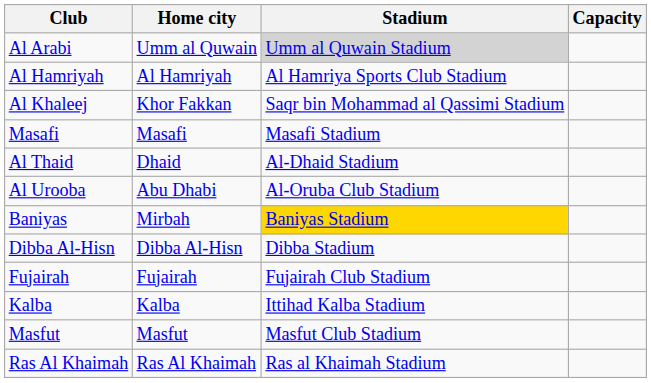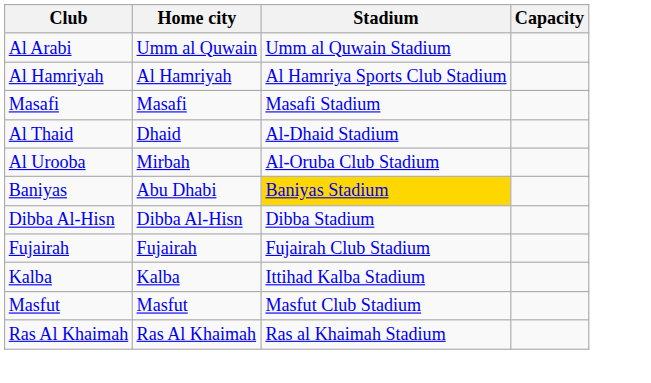(358, 47) lightgrey background -> (358, 47) no background
- row: (48, 104)
(177, 190) Abu Dhabi -> (163, 162) Mirbah
(163, 219) Mirbah -> (177, 190) Abu Dhabi
